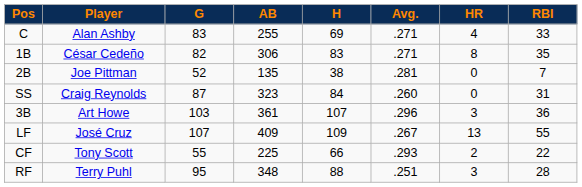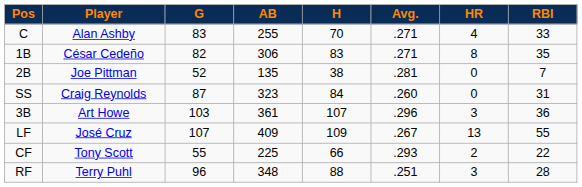(337, 34) 69 -> (337, 34) 70
(199, 172) 95 -> (199, 172) 96
